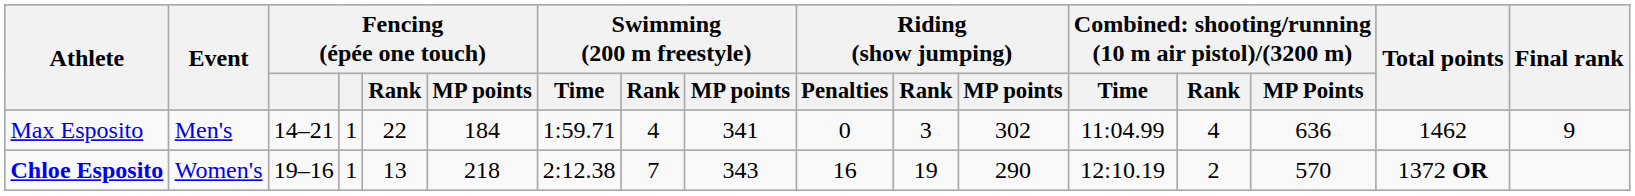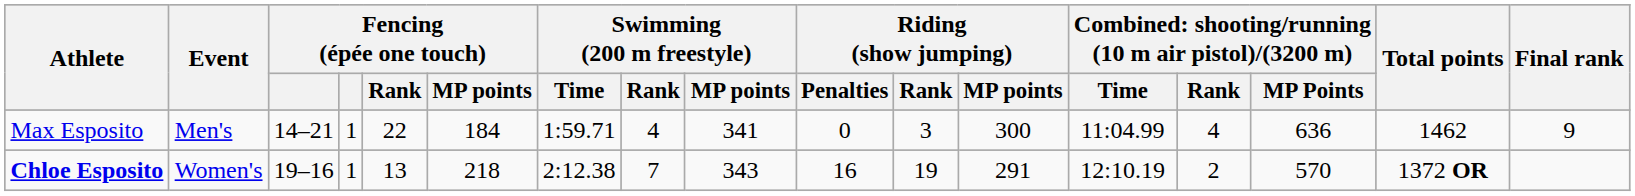(1013, 130) 302 -> (1013, 130) 300
(1013, 169) 290 -> (1013, 169) 291
